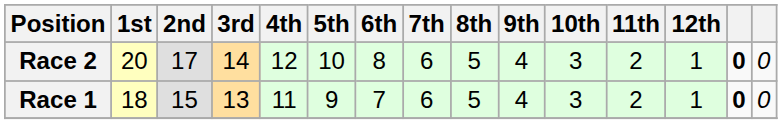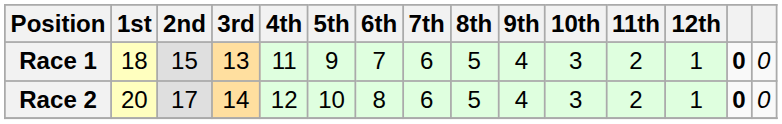rows swapped: (58, 99) <-> (58, 61)
